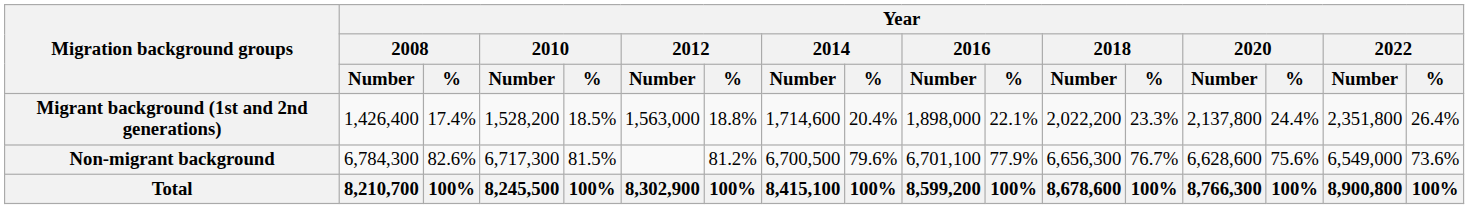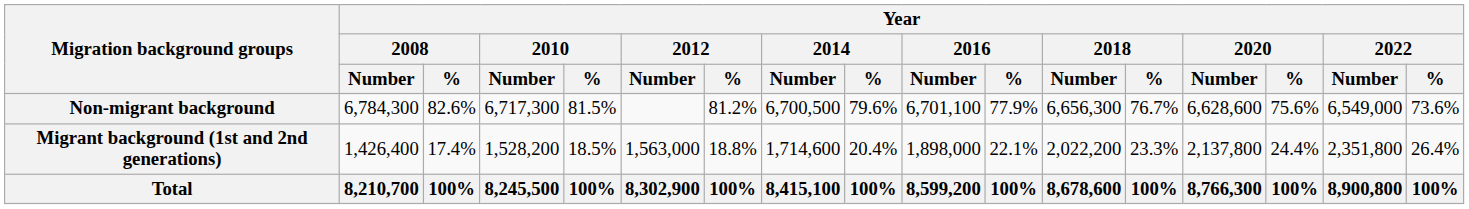rows swapped: (172, 159) <-> (172, 118)
